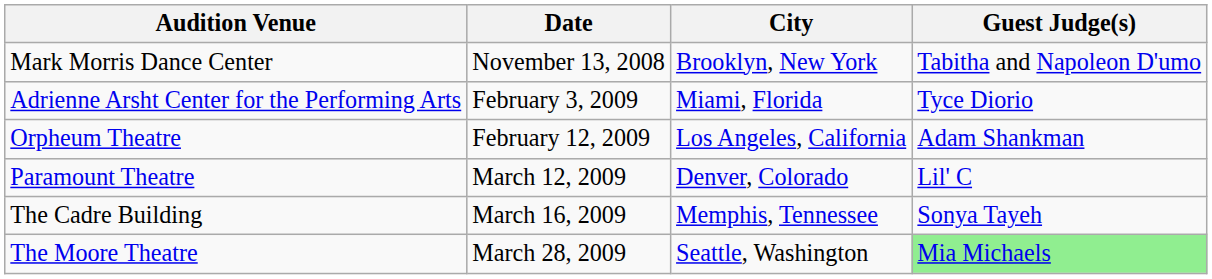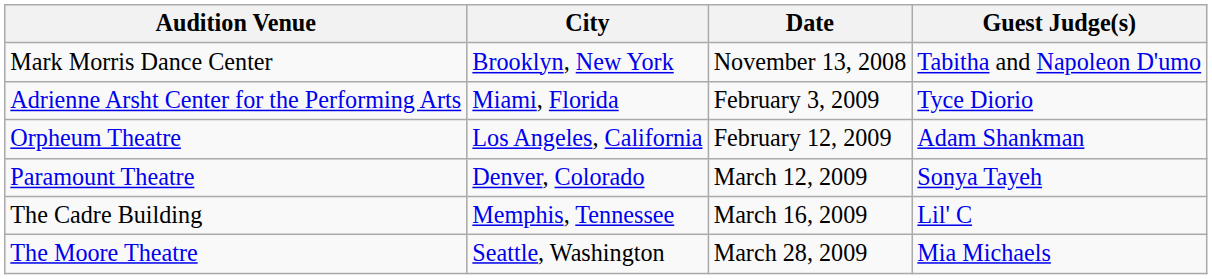columns swapped: (791, 23) <-> (569, 23)
(945, 176) Lil' C -> (980, 176) Sonya Tayeh
(980, 215) Sonya Tayeh -> (945, 215) Lil' C
(984, 253) lightgreen background -> (984, 253) no background
